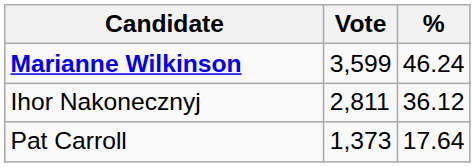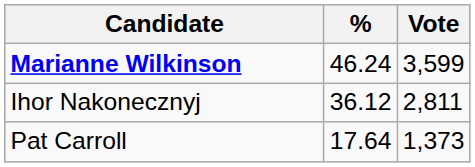columns swapped: (361, 24) <-> (434, 24)
